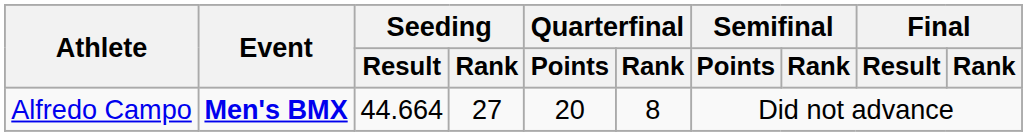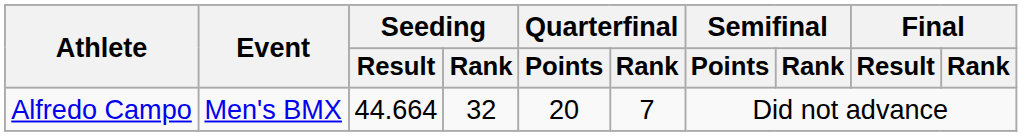(276, 110) bold -> (273, 110) normal
(487, 110) 27 -> (481, 110) 32
(653, 110) 8 -> (647, 110) 7
